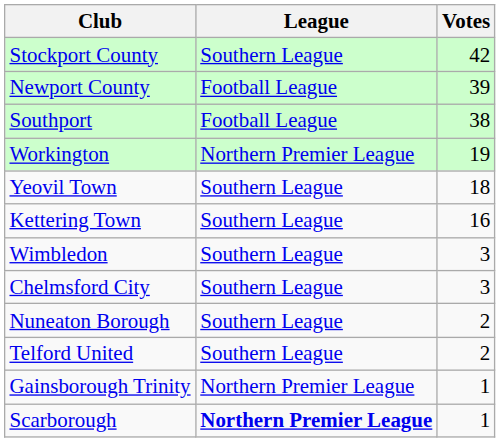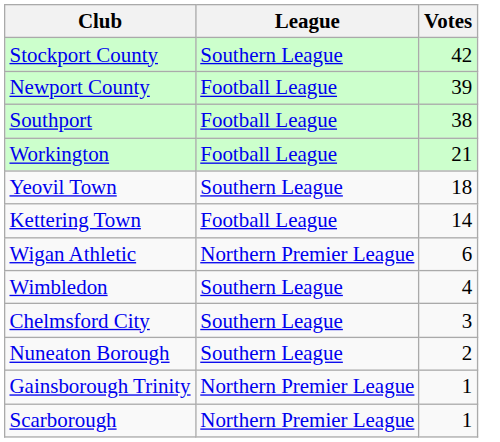(307, 154) Northern Premier League -> (269, 154) Football League
(480, 154) 19 -> (462, 154) 21
(272, 220) Southern League -> (269, 220) Football League
(480, 220) 16 -> (462, 220) 14
+ row: (73, 253)
(485, 253) 3 -> (467, 287) 4
- row: (71, 353)
(316, 420) bold -> (307, 420) normal
